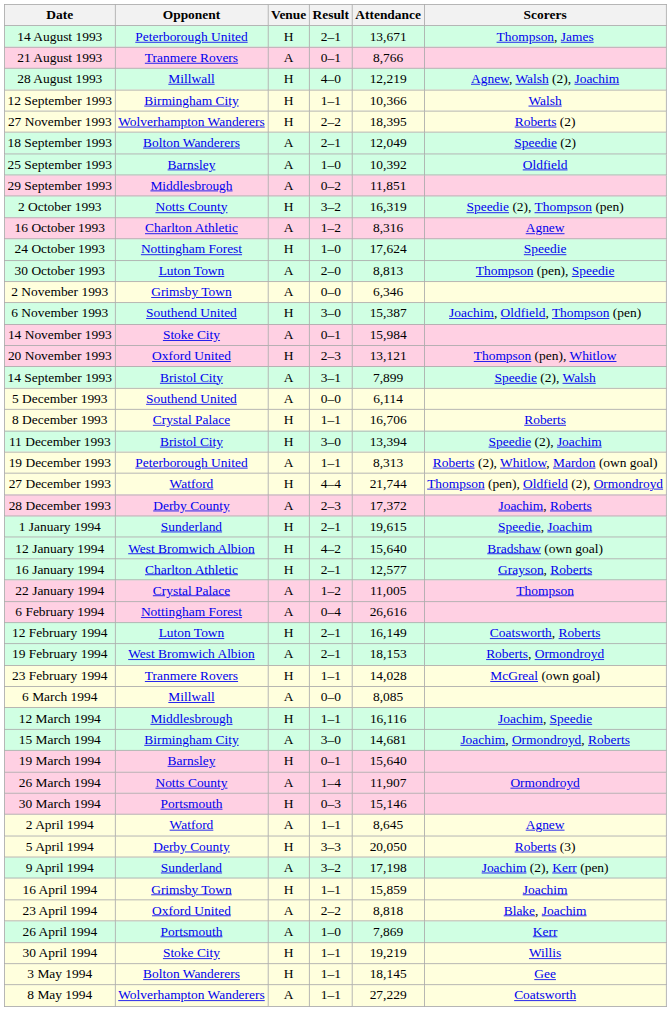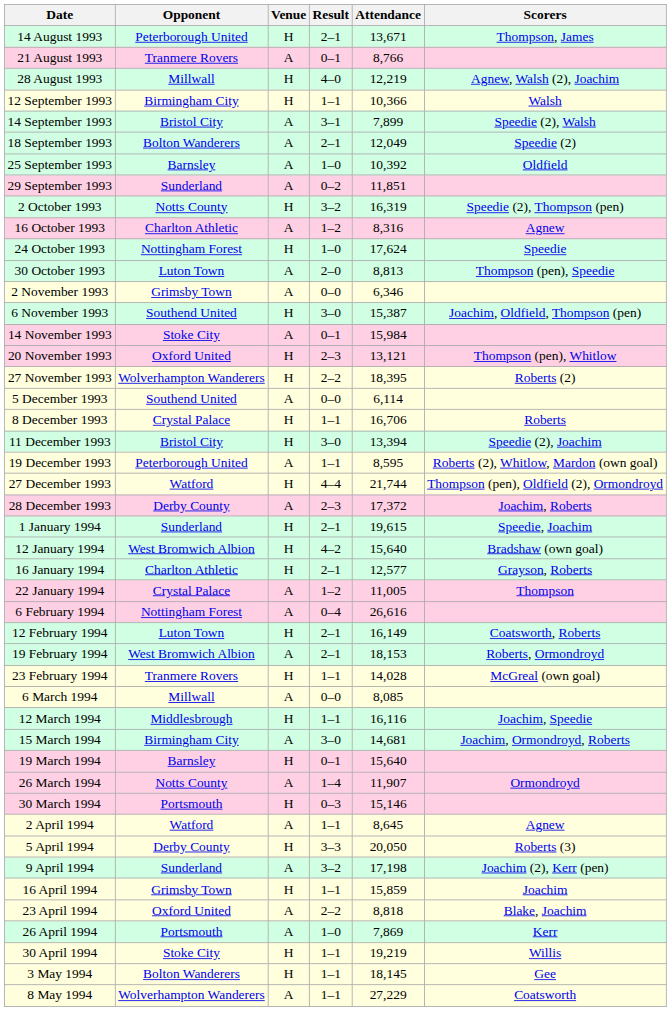rows swapped: (60, 377) <-> (60, 121)
(191, 185) Middlesbrough -> (191, 185) Sunderland
(388, 462) 8,313 -> (388, 462) 8,595
